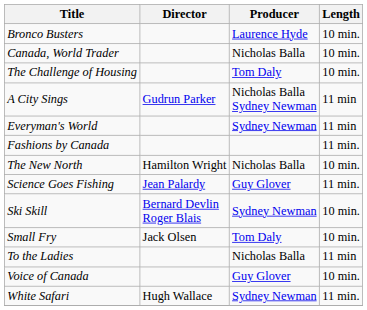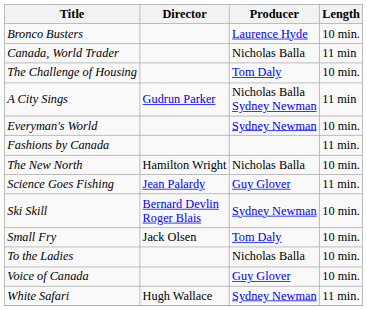(341, 53) 10 min. -> (339, 53) 11 min
(339, 125) 11 min -> (341, 125) 10 min.
(339, 256) 11 min -> (341, 256) 10 min.
